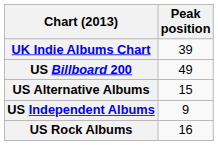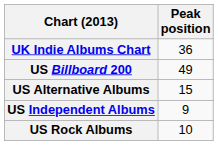(186, 49) 39 -> (186, 49) 36
(186, 130) 16 -> (186, 130) 10
